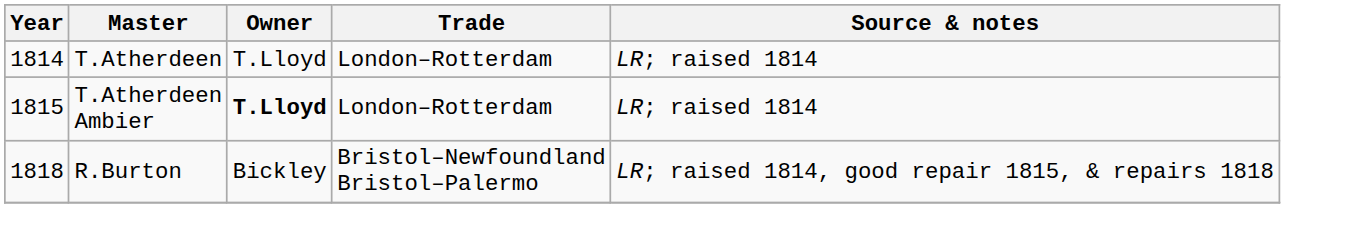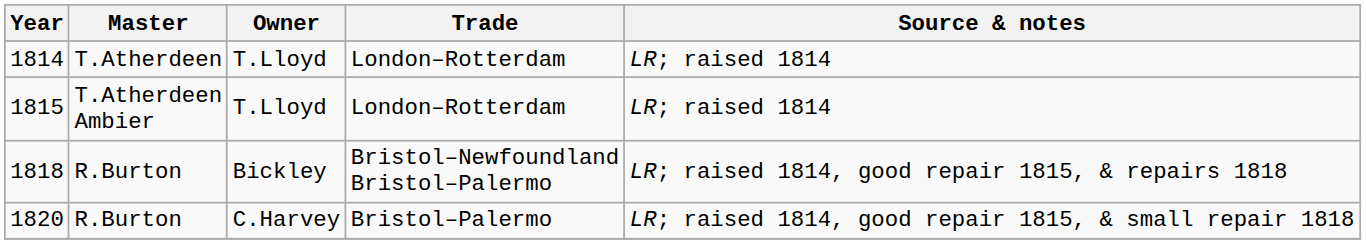(280, 109) bold -> (280, 109) normal
+ row: (37, 220)
